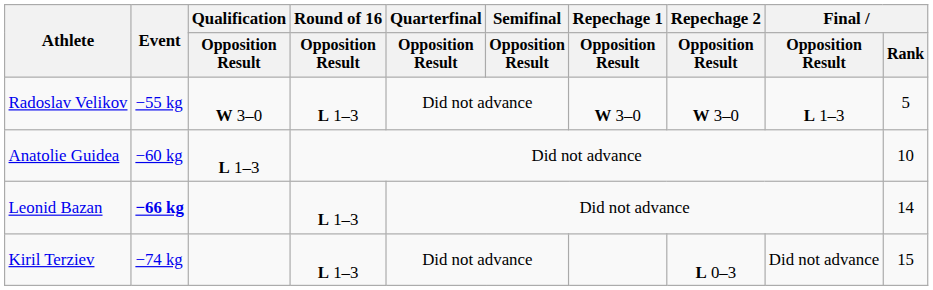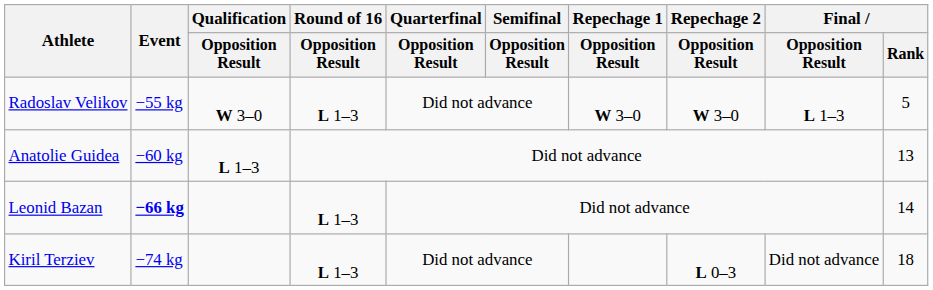(906, 155) 10 -> (906, 155) 13
(906, 260) 15 -> (906, 260) 18
